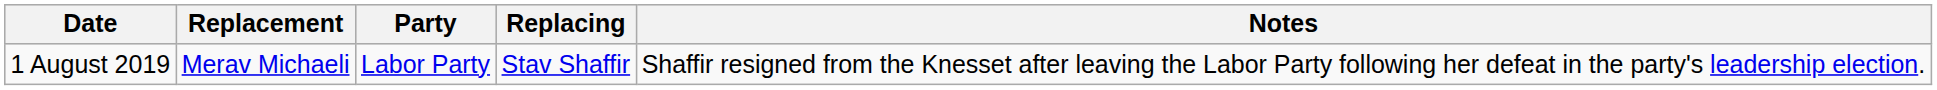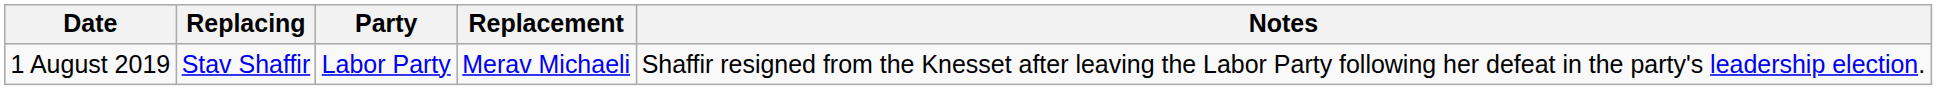columns swapped: (266, 24) <-> (566, 24)
